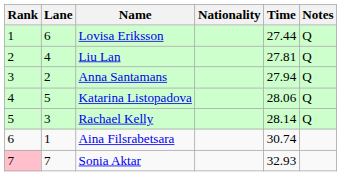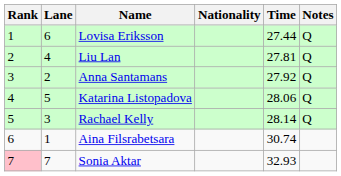(281, 77) 27.94 -> (281, 77) 27.92
